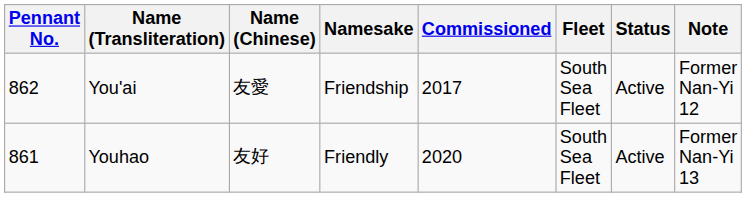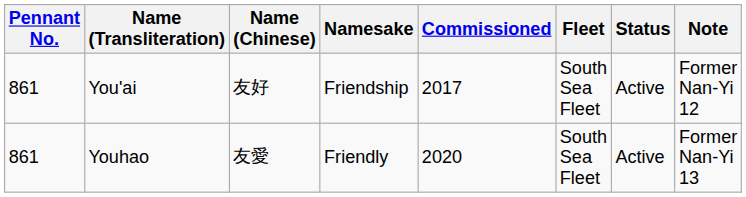(24, 88) 862 -> (24, 88) 861
(251, 87) 友愛 -> (251, 87) 友好
(251, 156) 友好 -> (251, 156) 友愛
